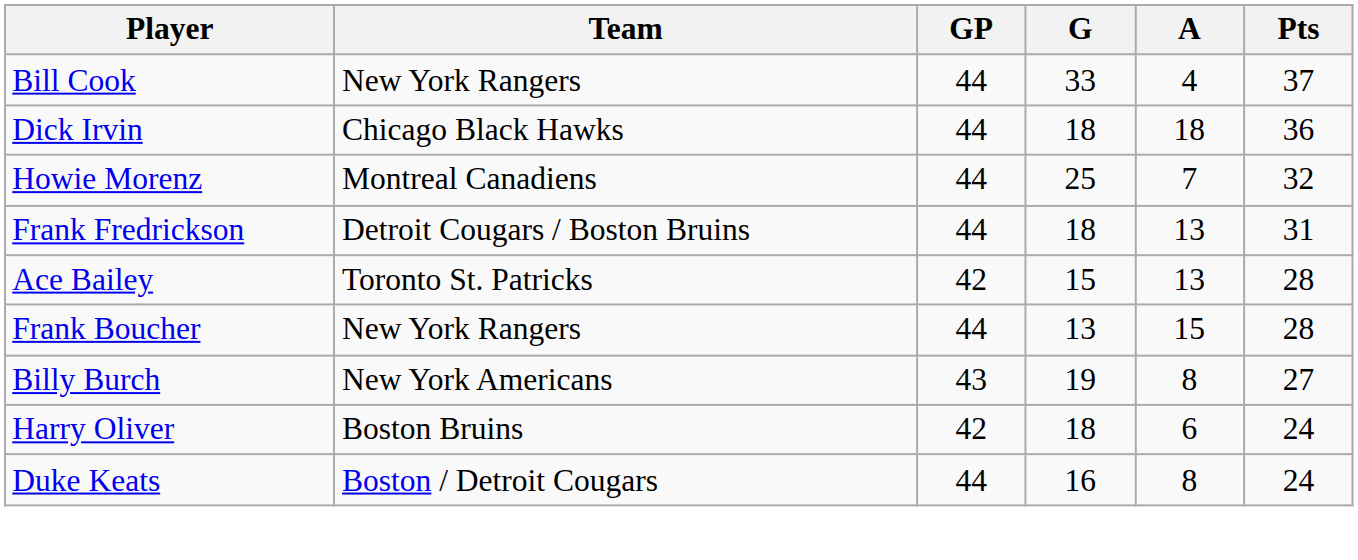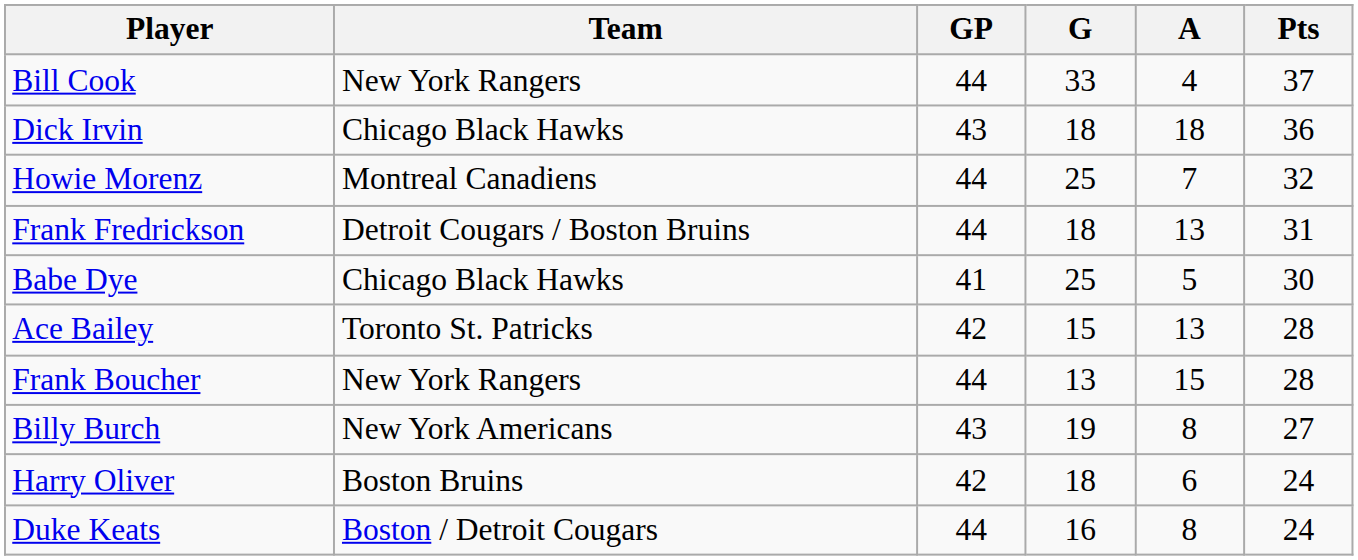(971, 129) 44 -> (971, 129) 43
+ row: (75, 279)
